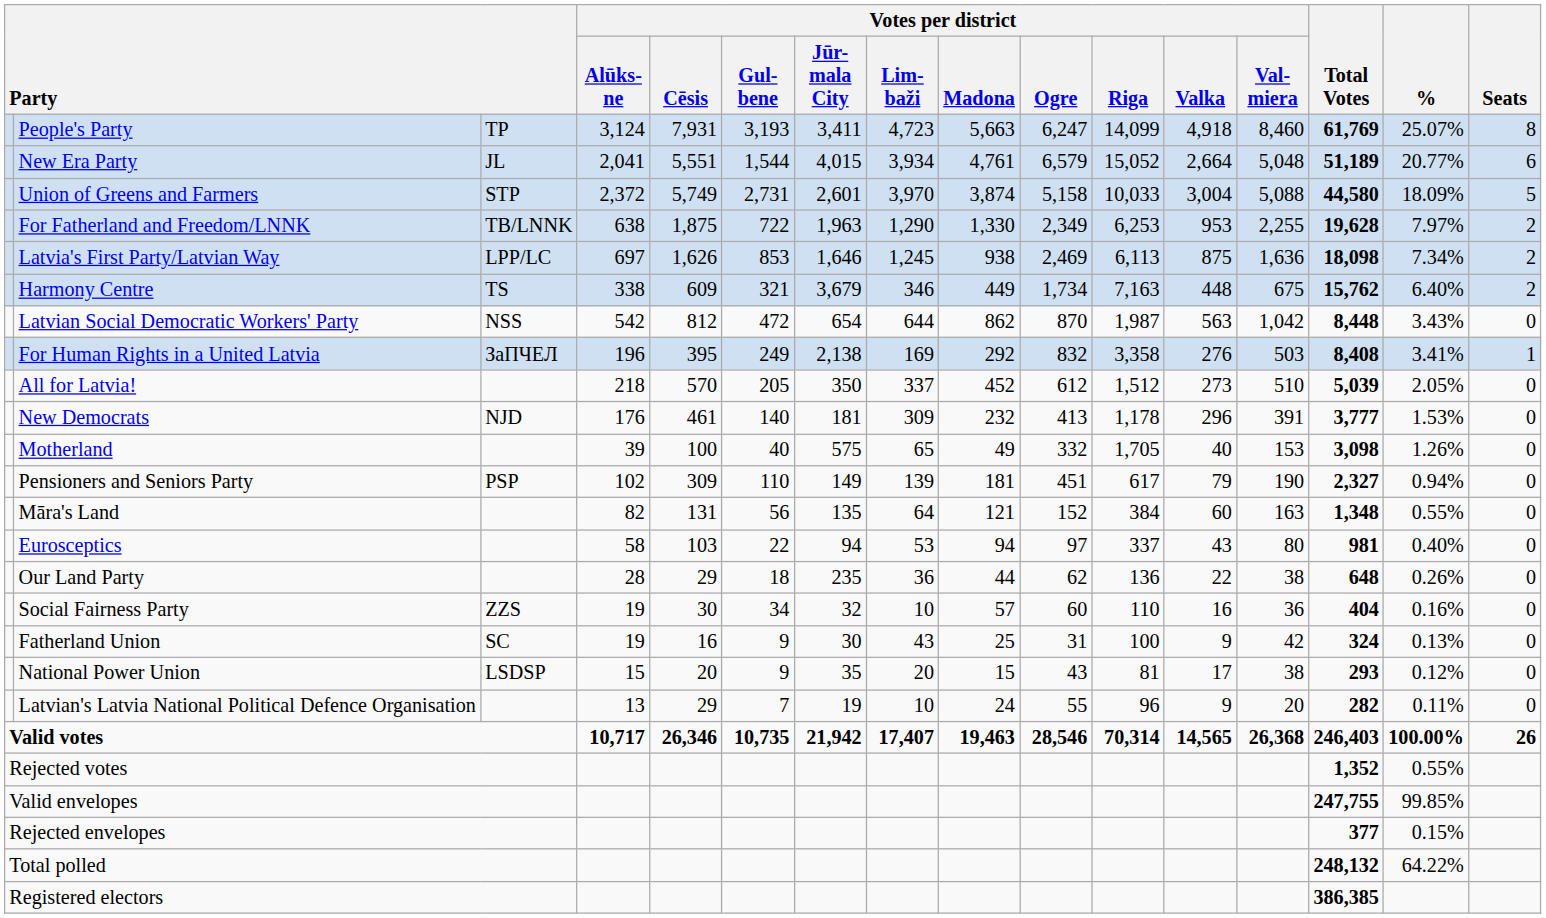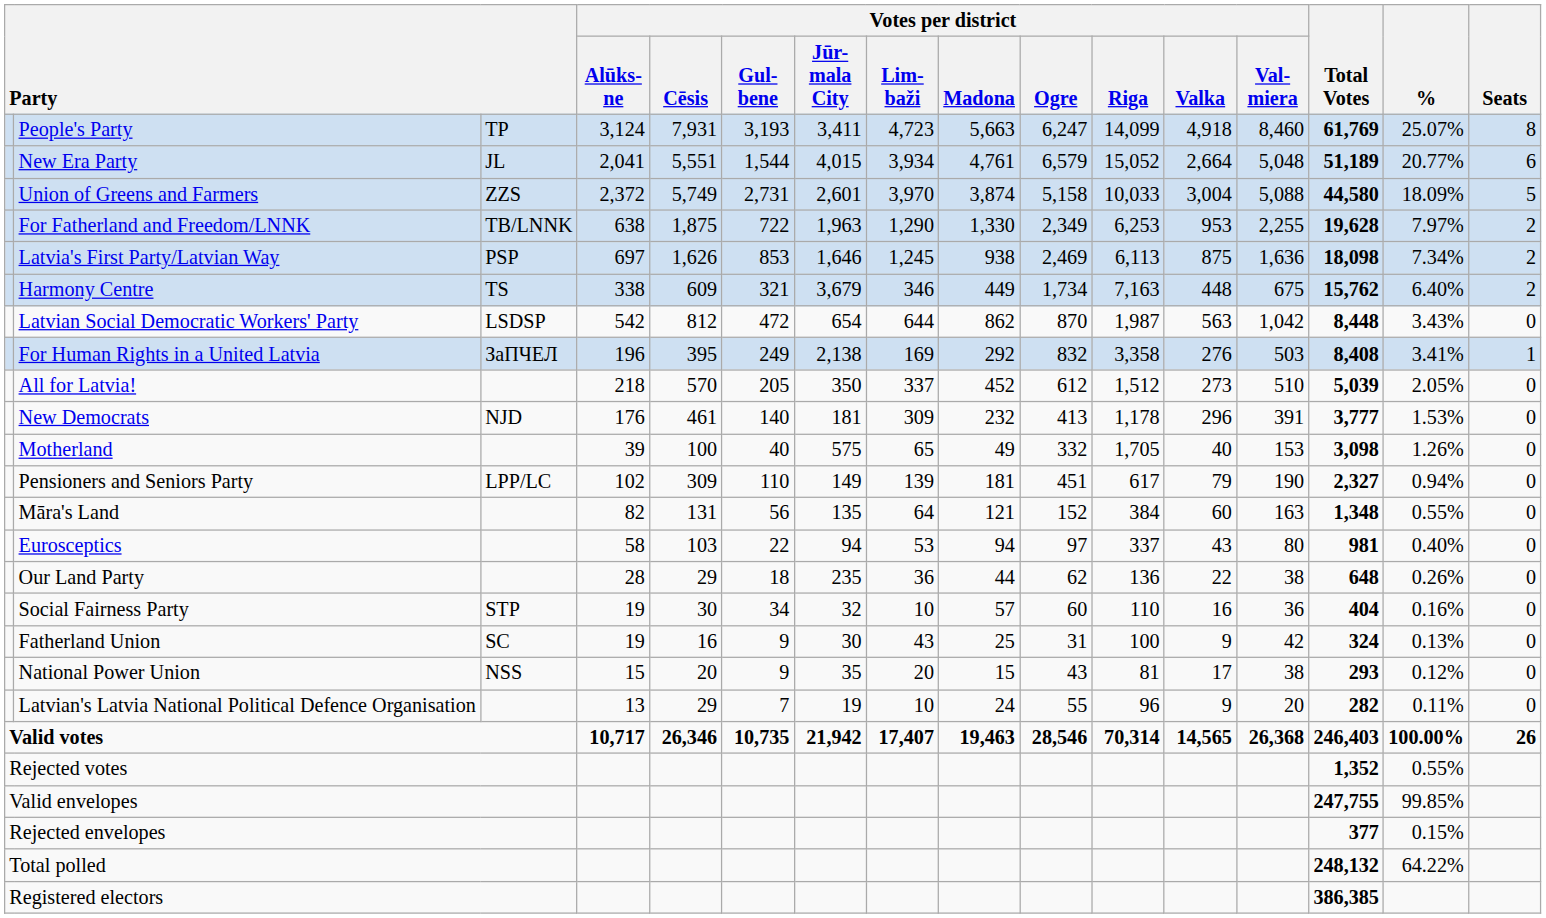(503, 193) STP -> (503, 193) ZZS
(518, 257) LPP/LC -> (502, 257) PSP
(504, 321) NSS -> (515, 321) LSDSP
(502, 481) PSP -> (518, 481) LPP/LC
(503, 609) ZZS -> (503, 609) STP
(515, 673) LSDSP -> (504, 673) NSS
